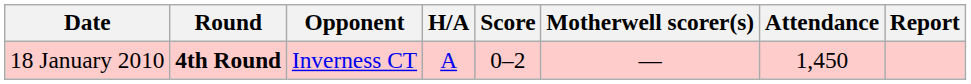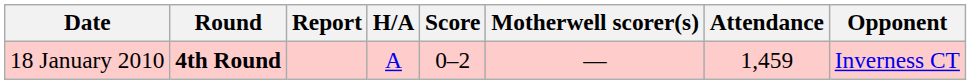columns swapped: (354, 23) <-> (925, 23)
(822, 60) 1,450 -> (767, 60) 1,459
